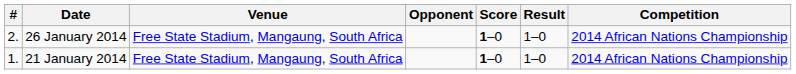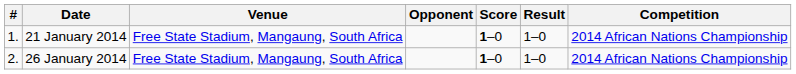rows swapped: (76, 58) <-> (76, 36)
